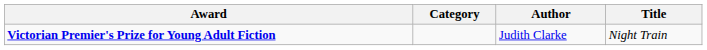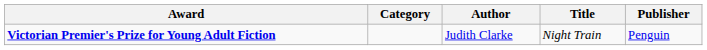+ column: (664, 14)
